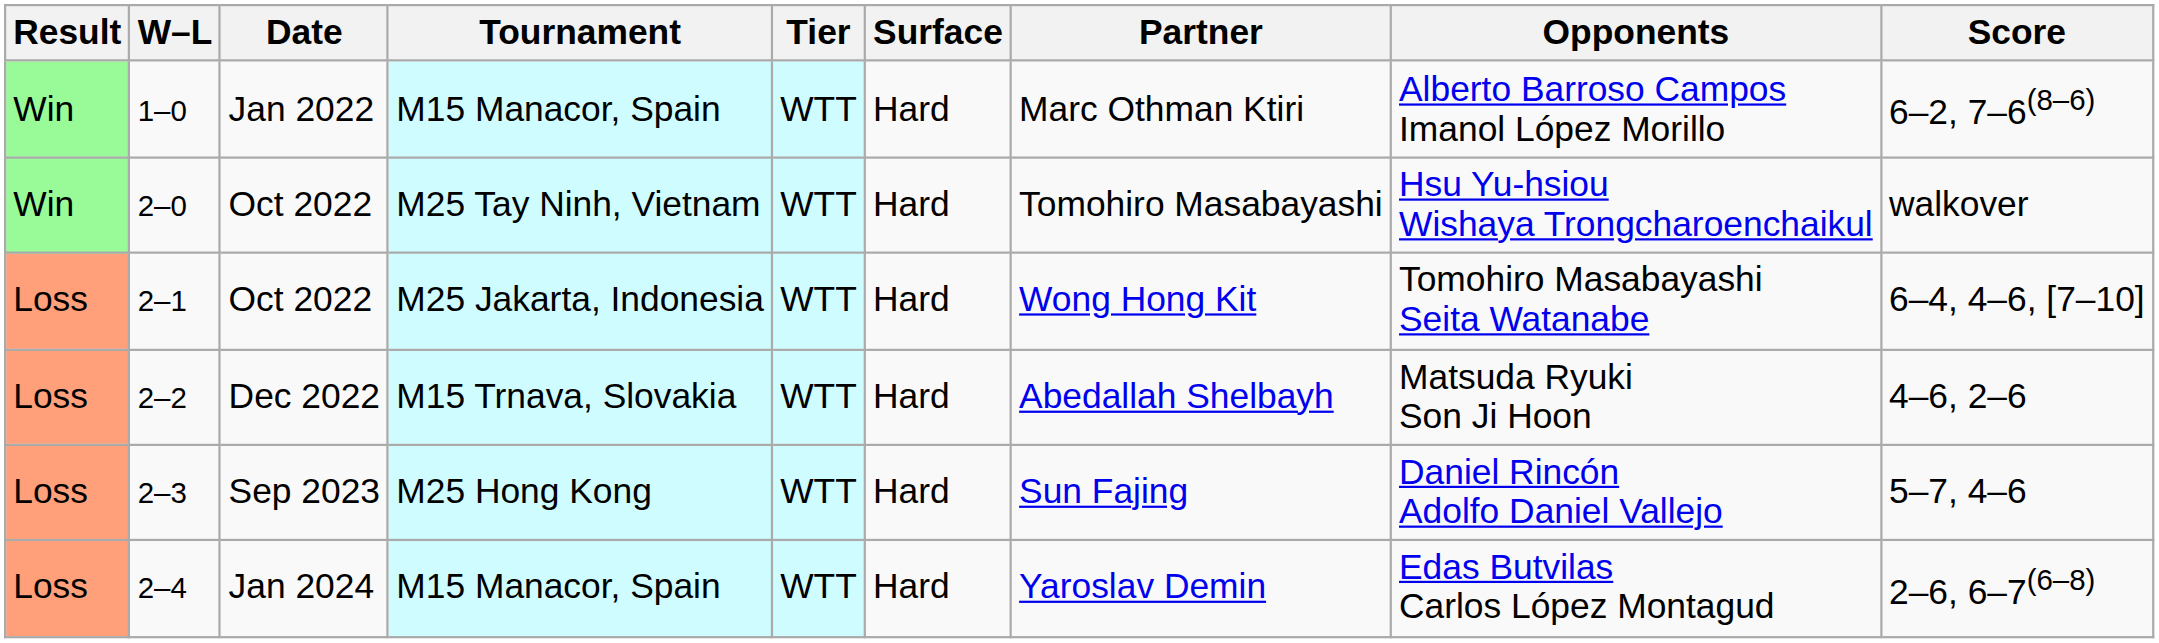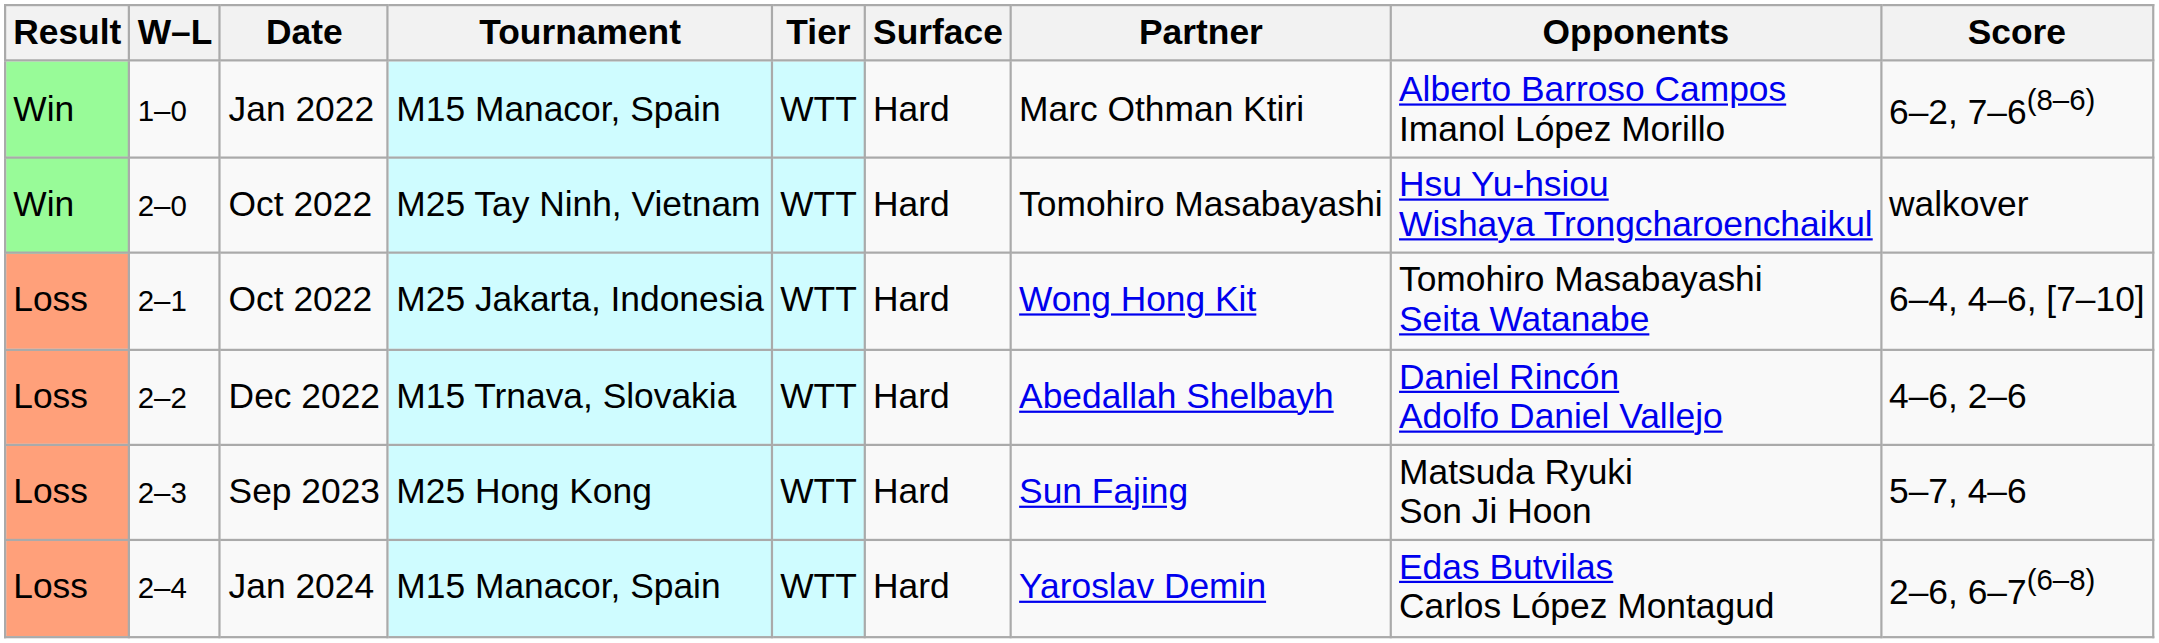(1516, 396) Matsuda Ryuki Son Ji Hoon -> (1561, 396) Daniel Rincón Adolfo Daniel Vallejo
(1561, 491) Daniel Rincón Adolfo Daniel Vallejo -> (1516, 491) Matsuda Ryuki Son Ji Hoon
